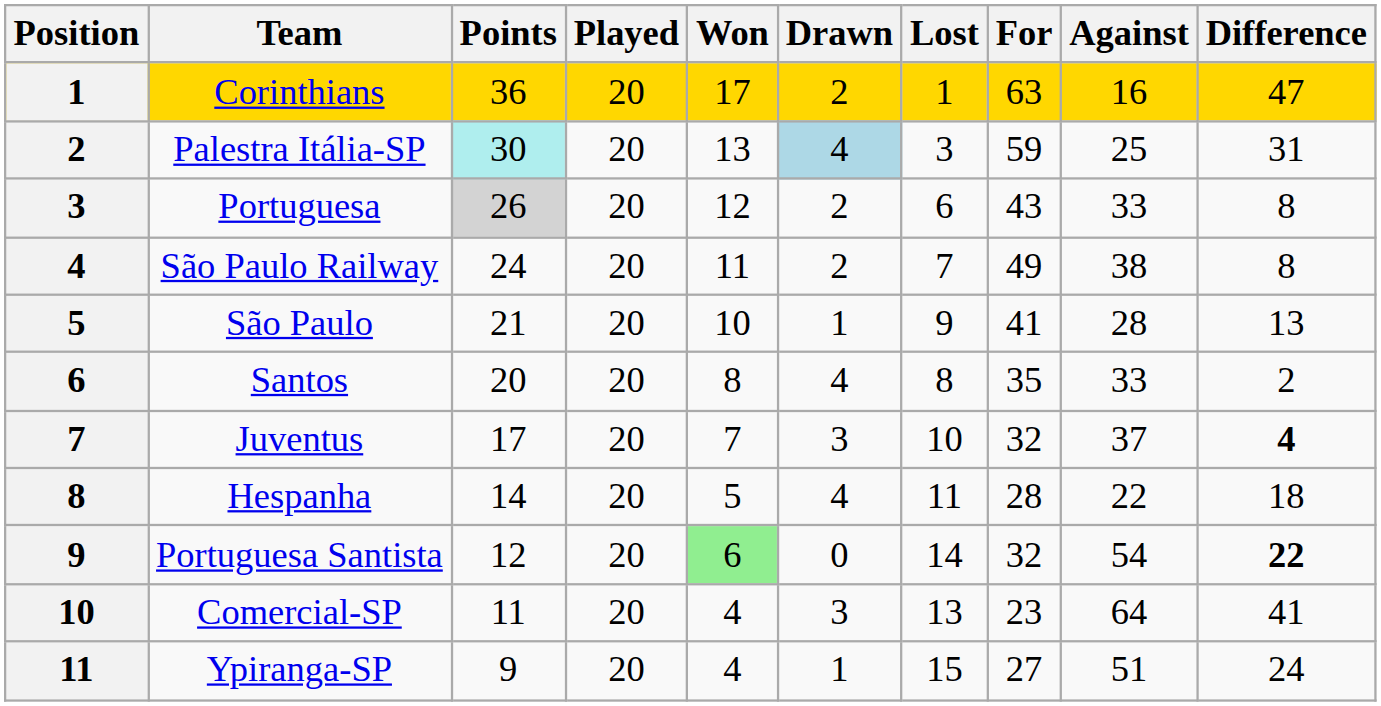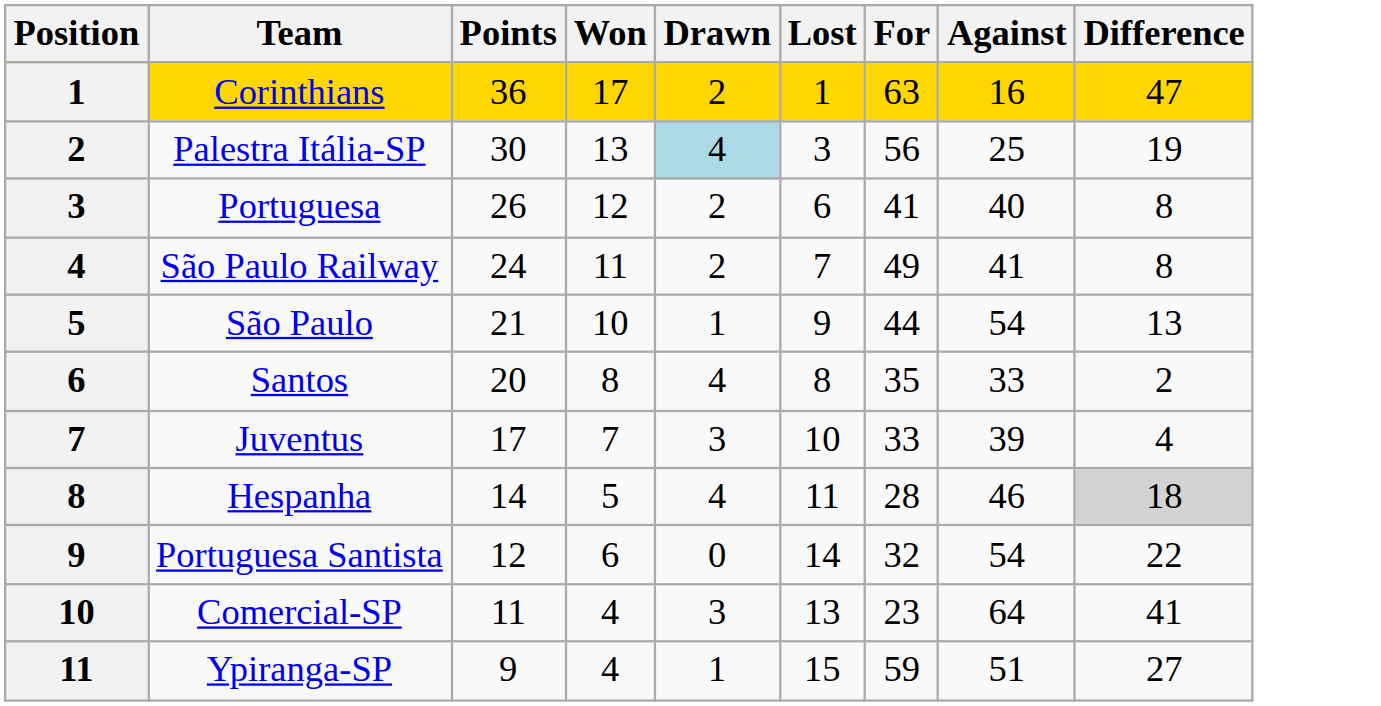- column: (626, 33)
(508, 149) paleturquoise background -> (508, 149) no background
(1024, 149) 59 -> (902, 149) 56
(1286, 149) 31 -> (1164, 149) 19
(508, 206) lightgrey background -> (508, 206) no background
(1024, 206) 43 -> (902, 206) 41
(1129, 206) 33 -> (1007, 206) 40
(1129, 264) 38 -> (1007, 264) 41
(1024, 322) 41 -> (902, 322) 44
(1129, 322) 28 -> (1007, 322) 54
(1024, 438) 32 -> (902, 438) 33
(1129, 438) 37 -> (1007, 438) 39
(1286, 438) bold -> (1164, 438) normal
(1129, 496) 22 -> (1007, 496) 46
(1286, 496) no background -> (1164, 496) lightgrey background
(732, 554) lightgreen background -> (610, 554) no background
(1286, 554) bold -> (1164, 554) normal
(1024, 669) 27 -> (902, 669) 59
(1286, 669) 24 -> (1164, 669) 27
